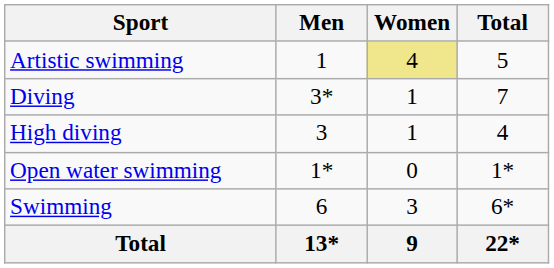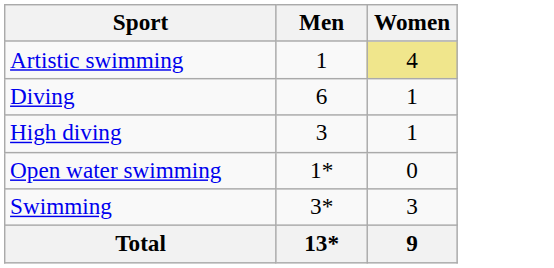- column: (503, 22)
(322, 96) 3* -> (322, 96) 6
(322, 206) 6 -> (322, 206) 3*
